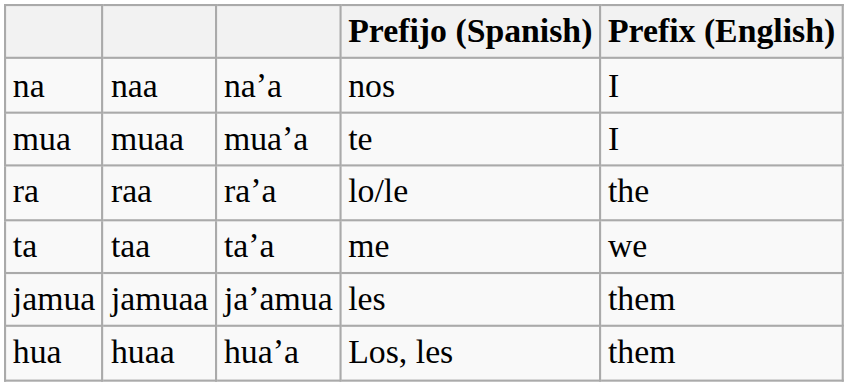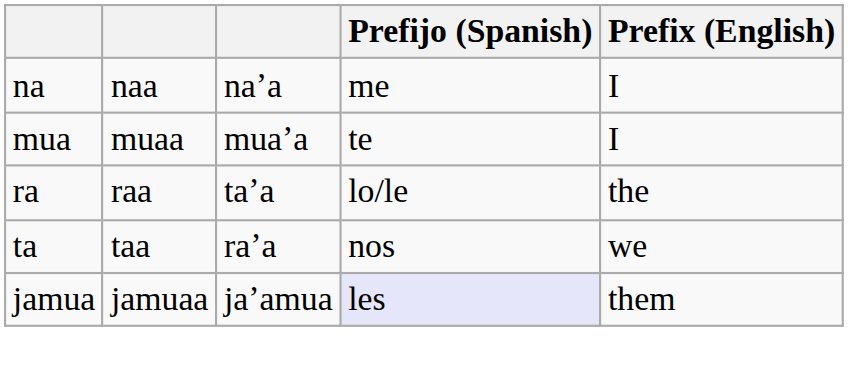(372, 84) nos -> (369, 84) me
(250, 191) raʼa -> (249, 191) taʼa
(249, 245) taʼa -> (250, 245) raʼa
(369, 245) me -> (372, 245) nos
(367, 298) no background -> (367, 298) lavender background
- row: (37, 352)
